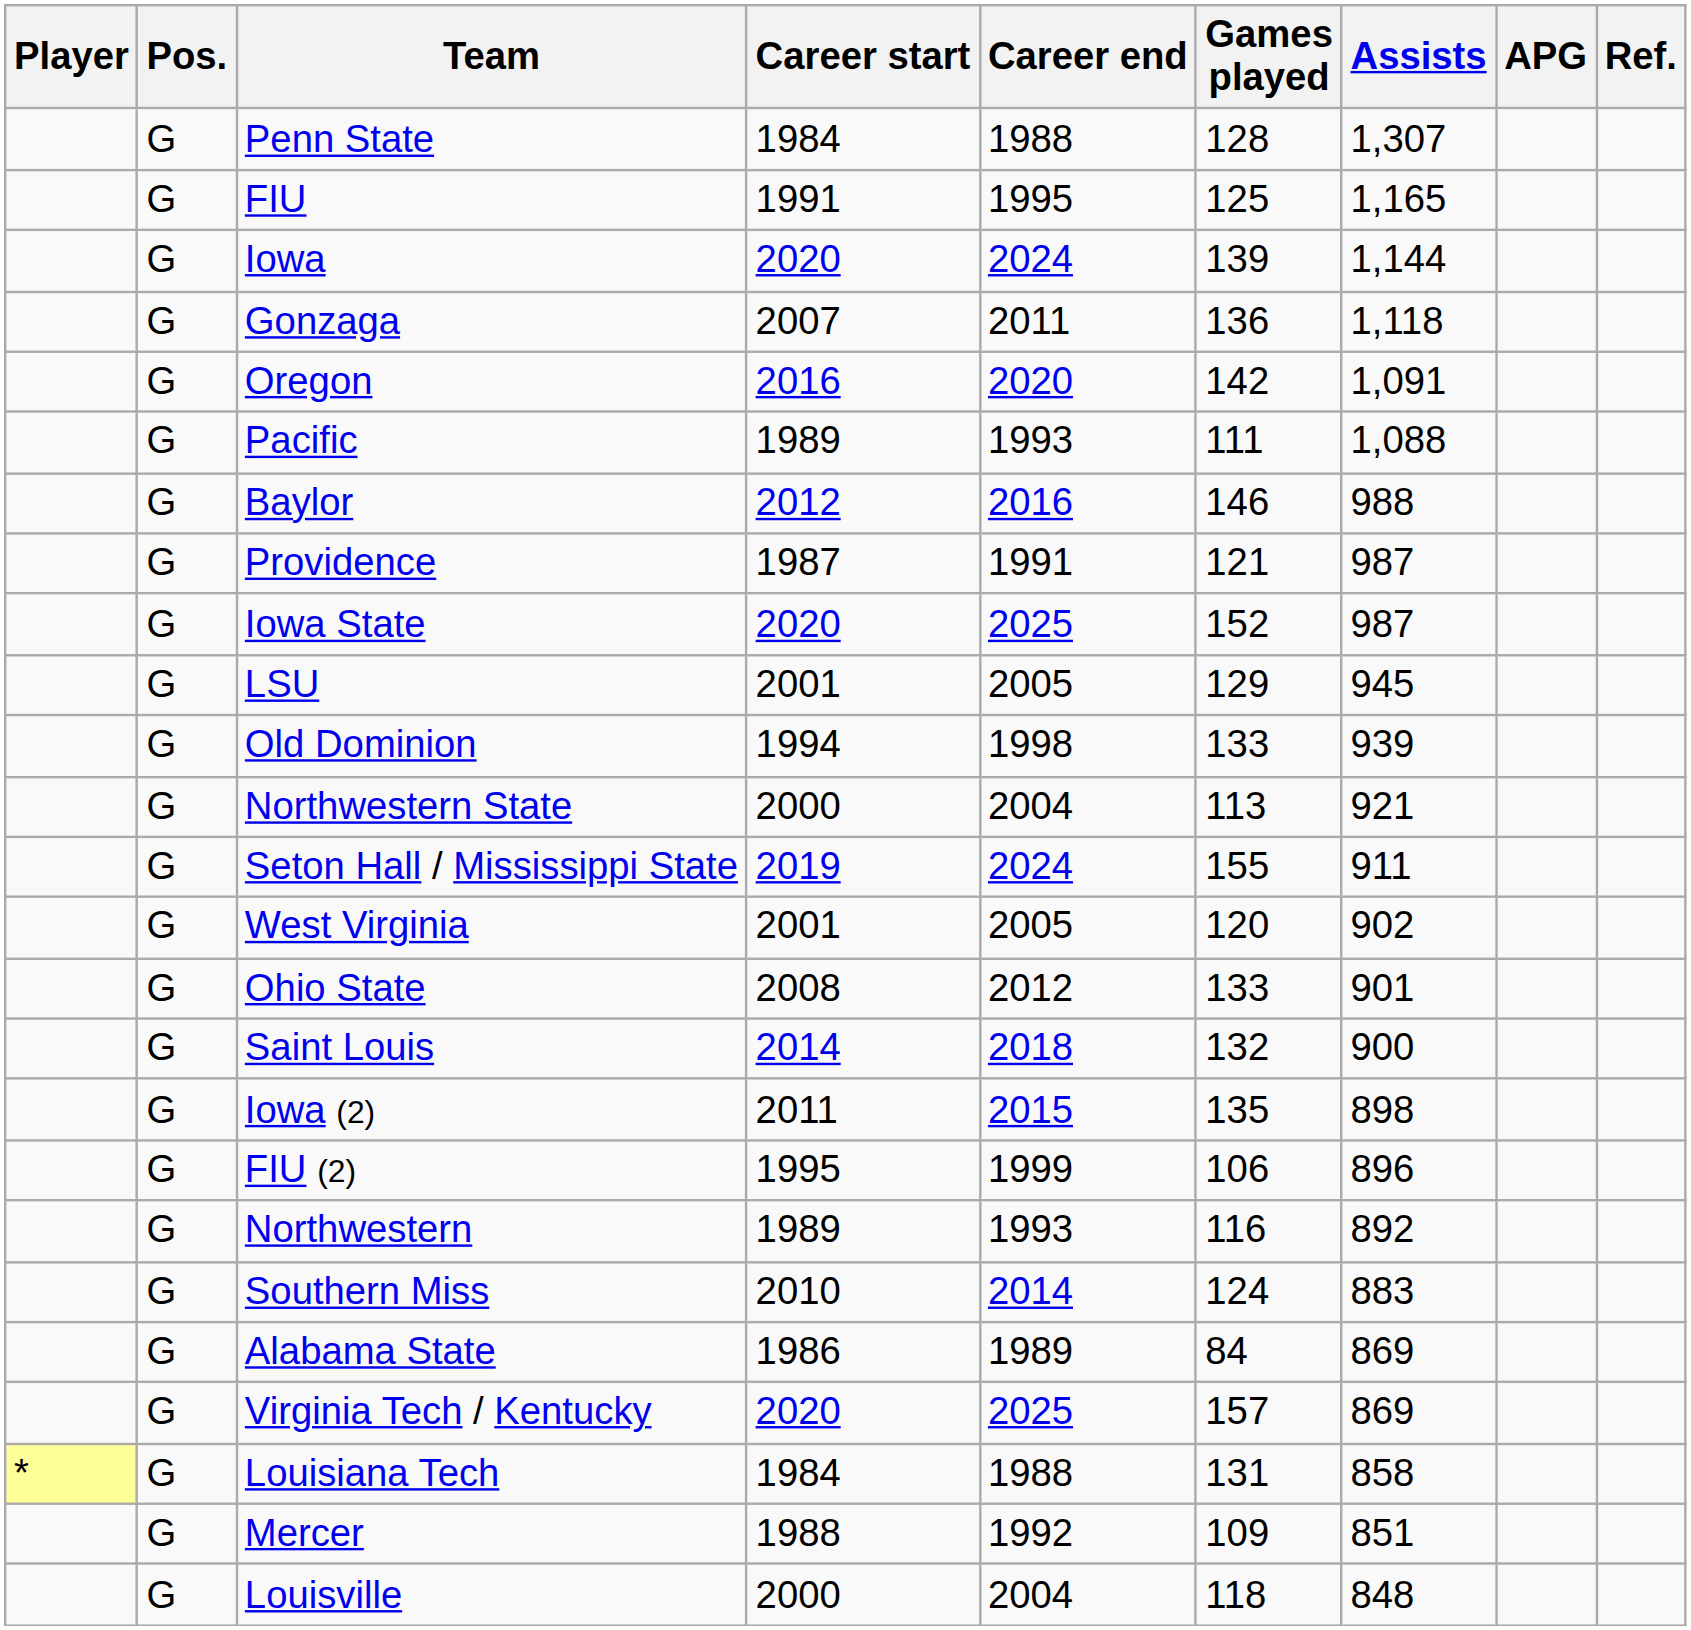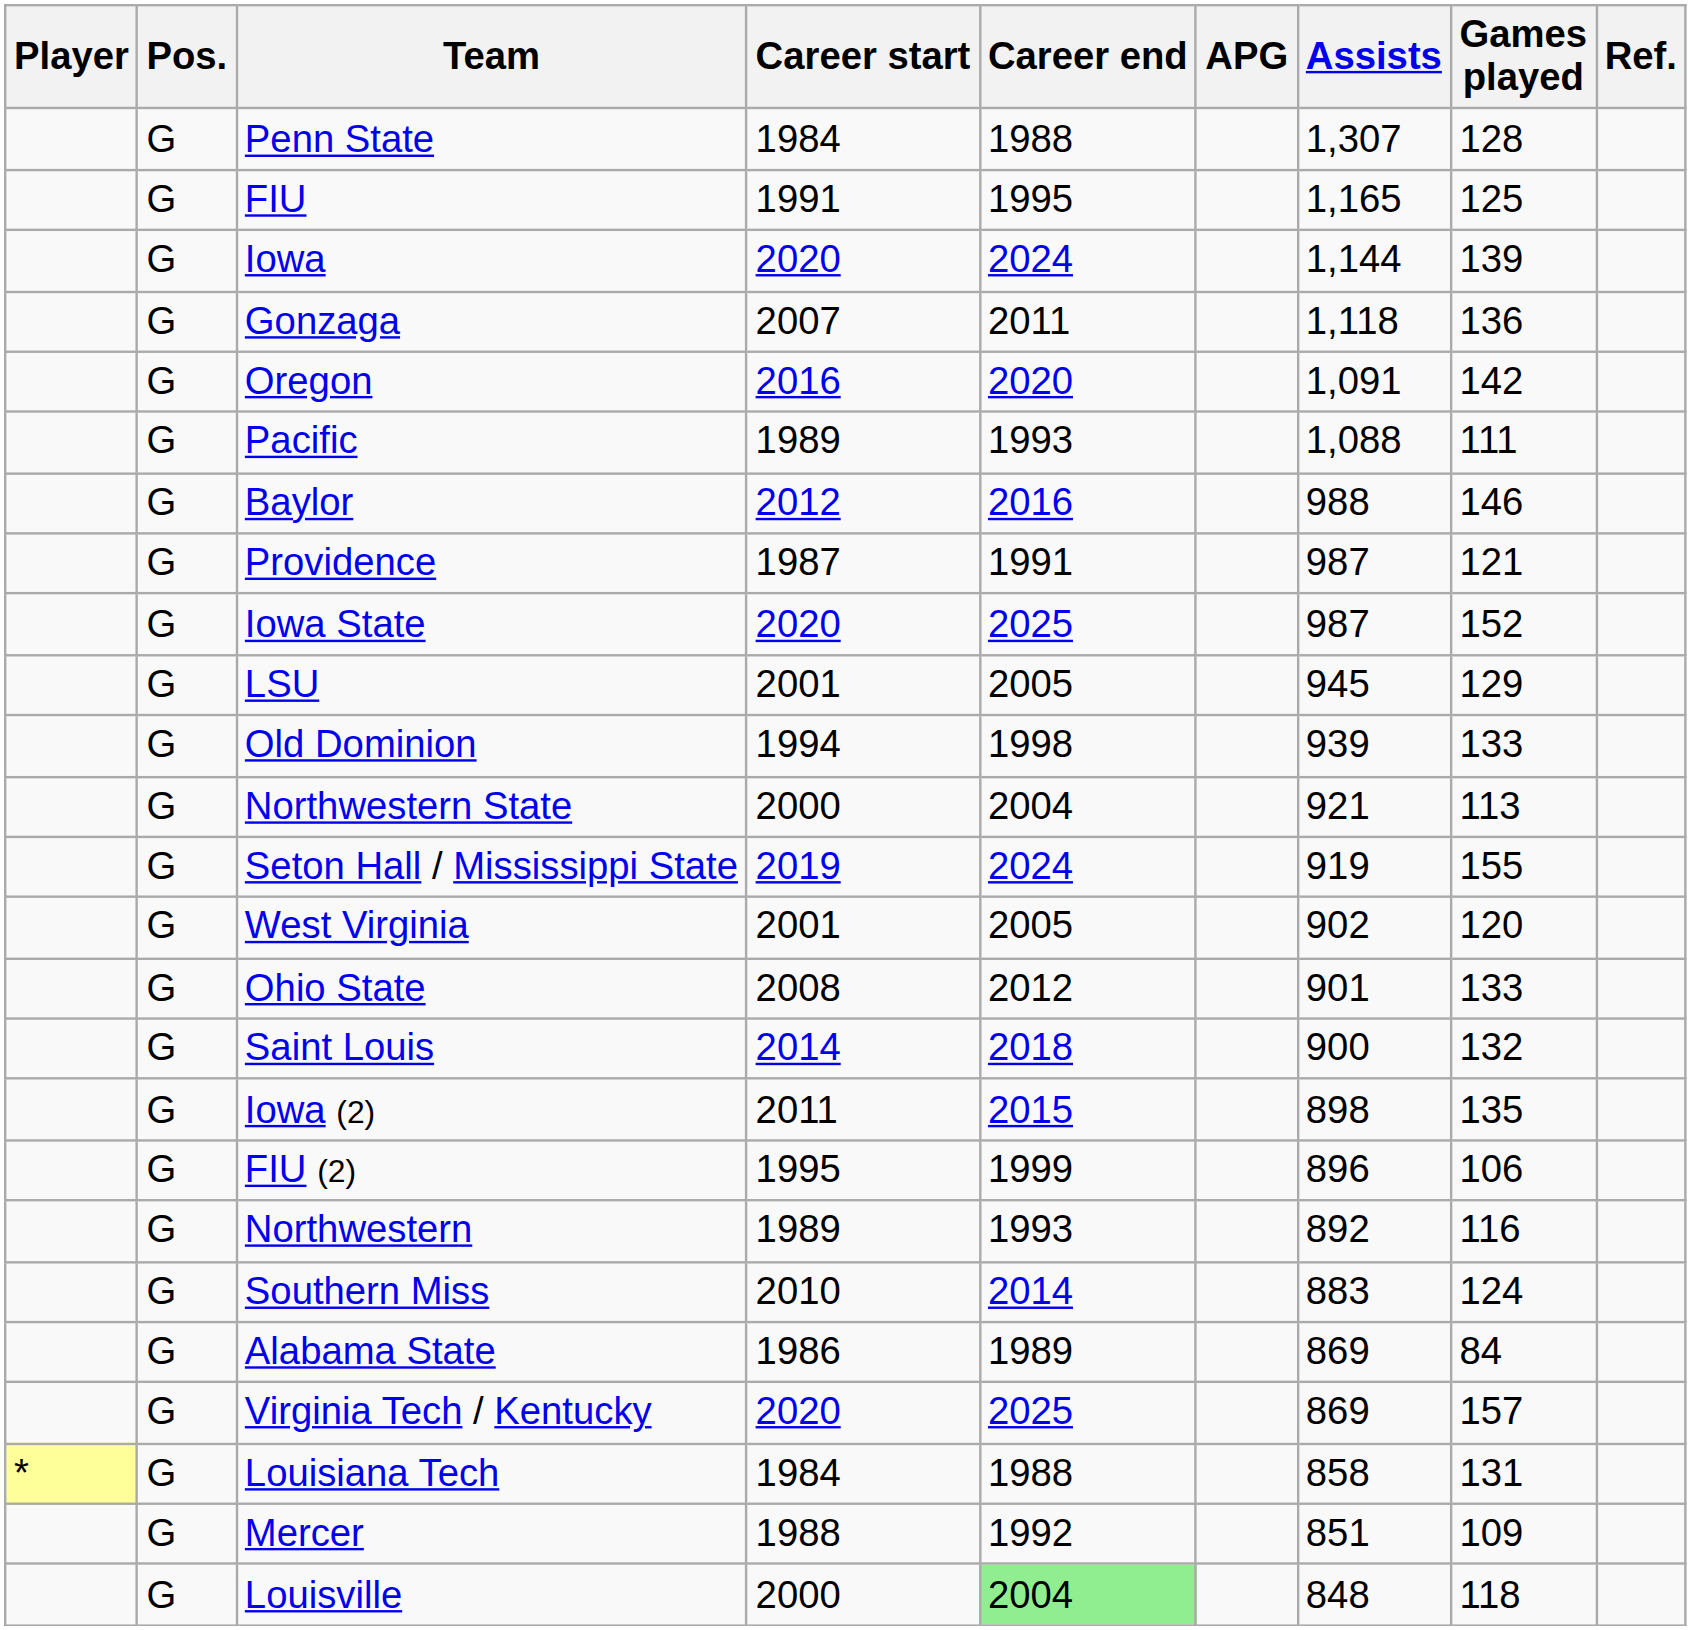columns swapped: (1269, 56) <-> (1546, 56)
(1381, 866) 911 -> (1338, 866) 919
(1030, 1593) no background -> (1030, 1593) lightgreen background
